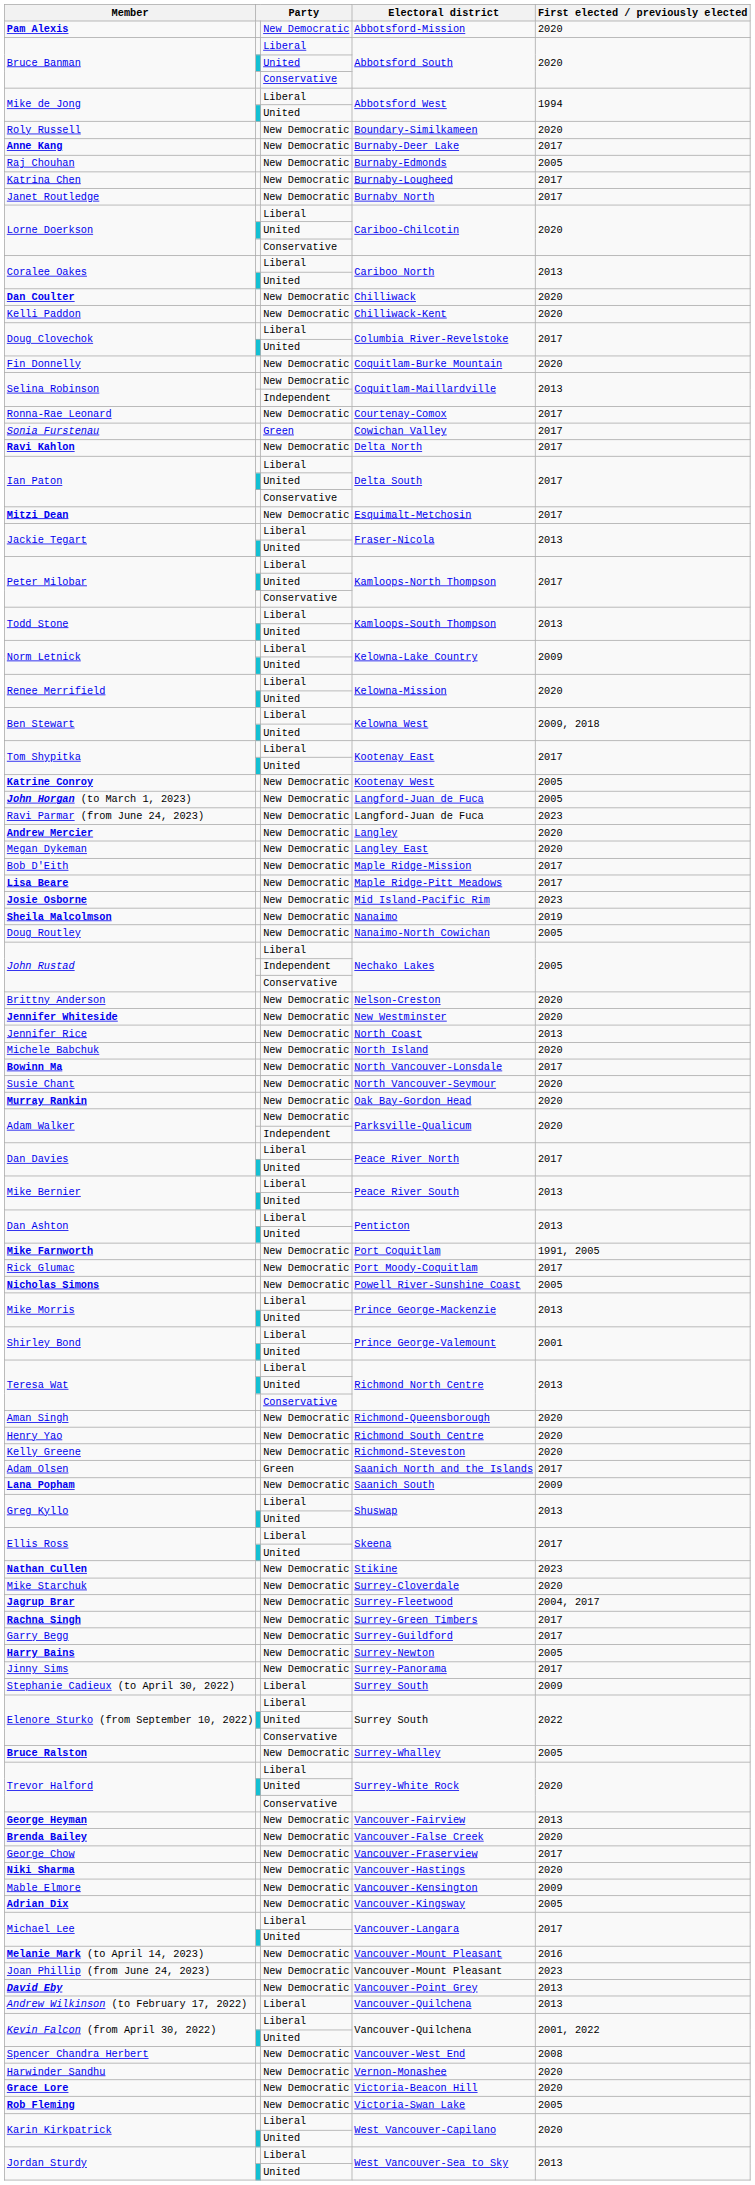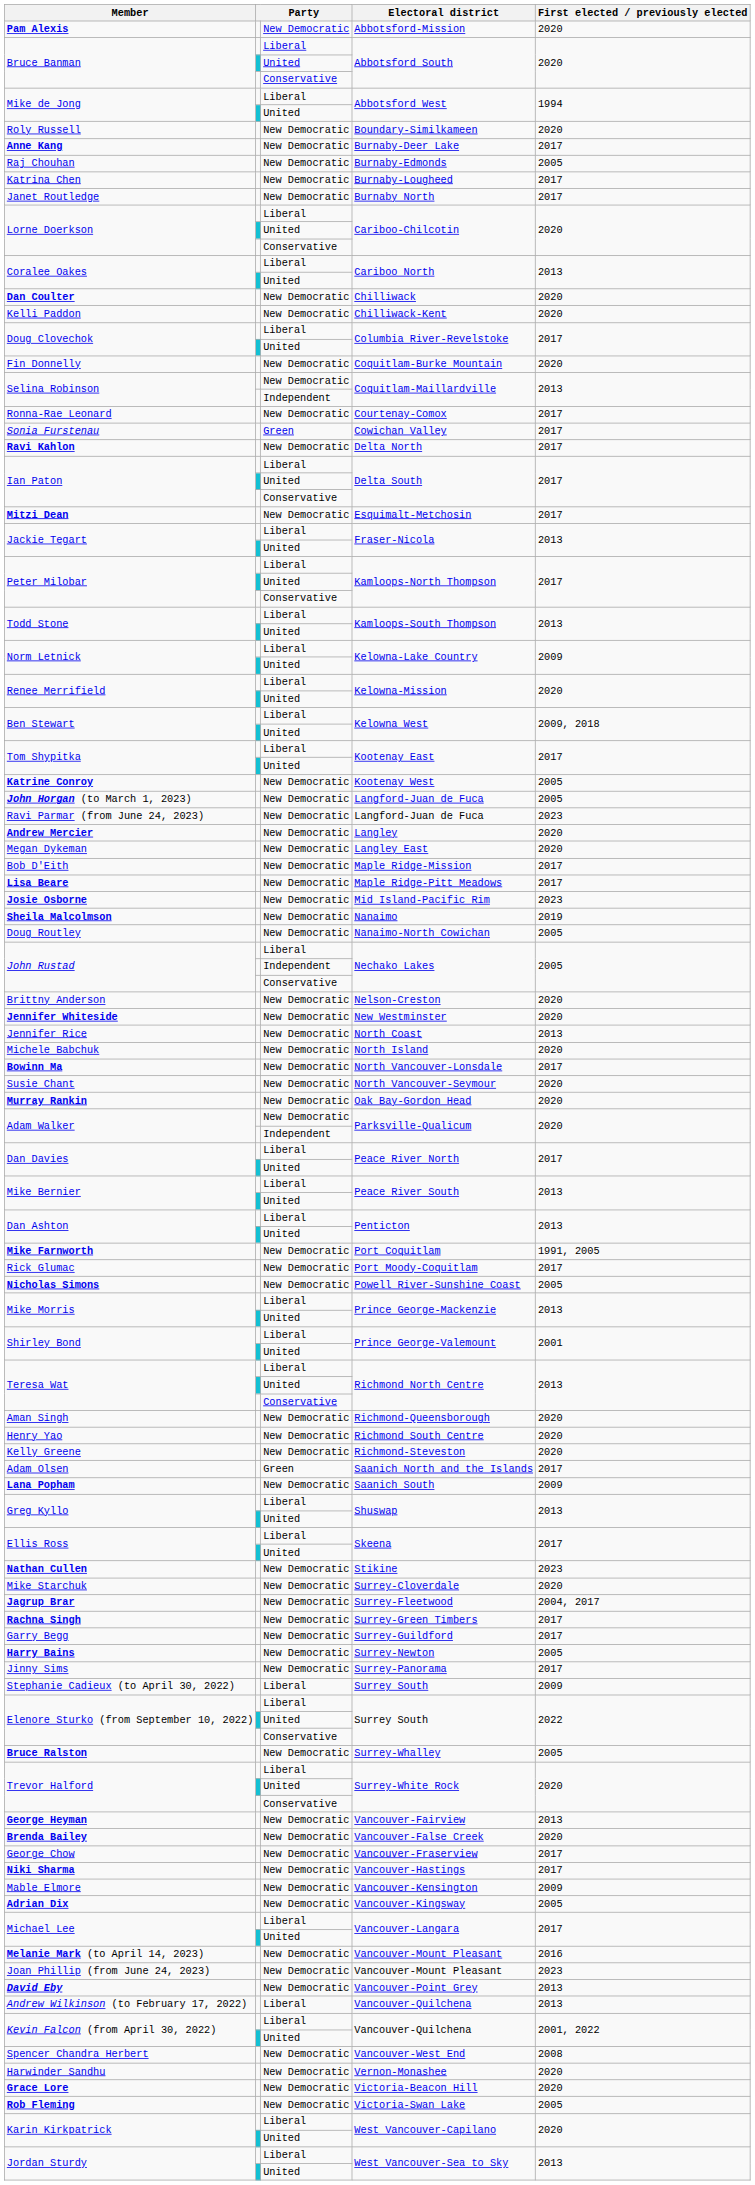(550, 1871) 2020 -> (550, 1871) 2017
